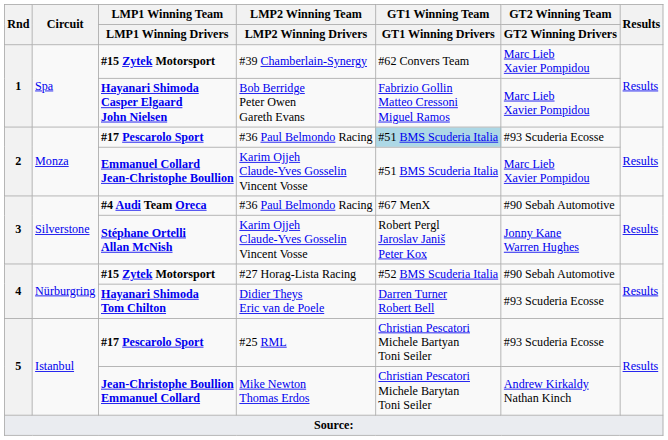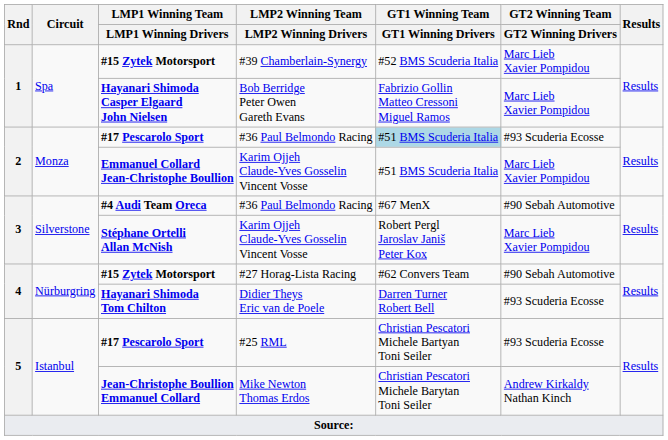(424, 61) #62 Convers Team -> (438, 61) #52 BMS Scuderia Italia
(541, 240) Jonny Kane Warren Hughes -> (547, 240) Marc Lieb Xavier Pompidou
(438, 274) #52 BMS Scuderia Italia -> (424, 274) #62 Convers Team
